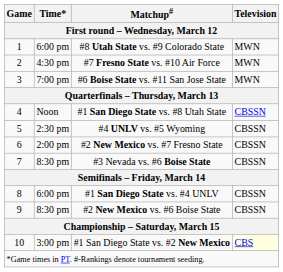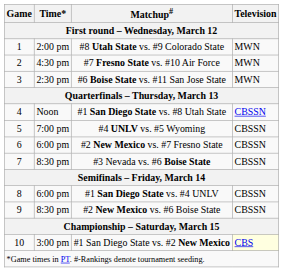(53, 47) 6:00 pm -> (53, 47) 2:00 pm
(53, 79) 7:00 pm -> (53, 79) 2:30 pm
(53, 128) 2:30 pm -> (53, 128) 7:00 pm
(53, 145) 2:00 pm -> (53, 145) 6:00 pm
